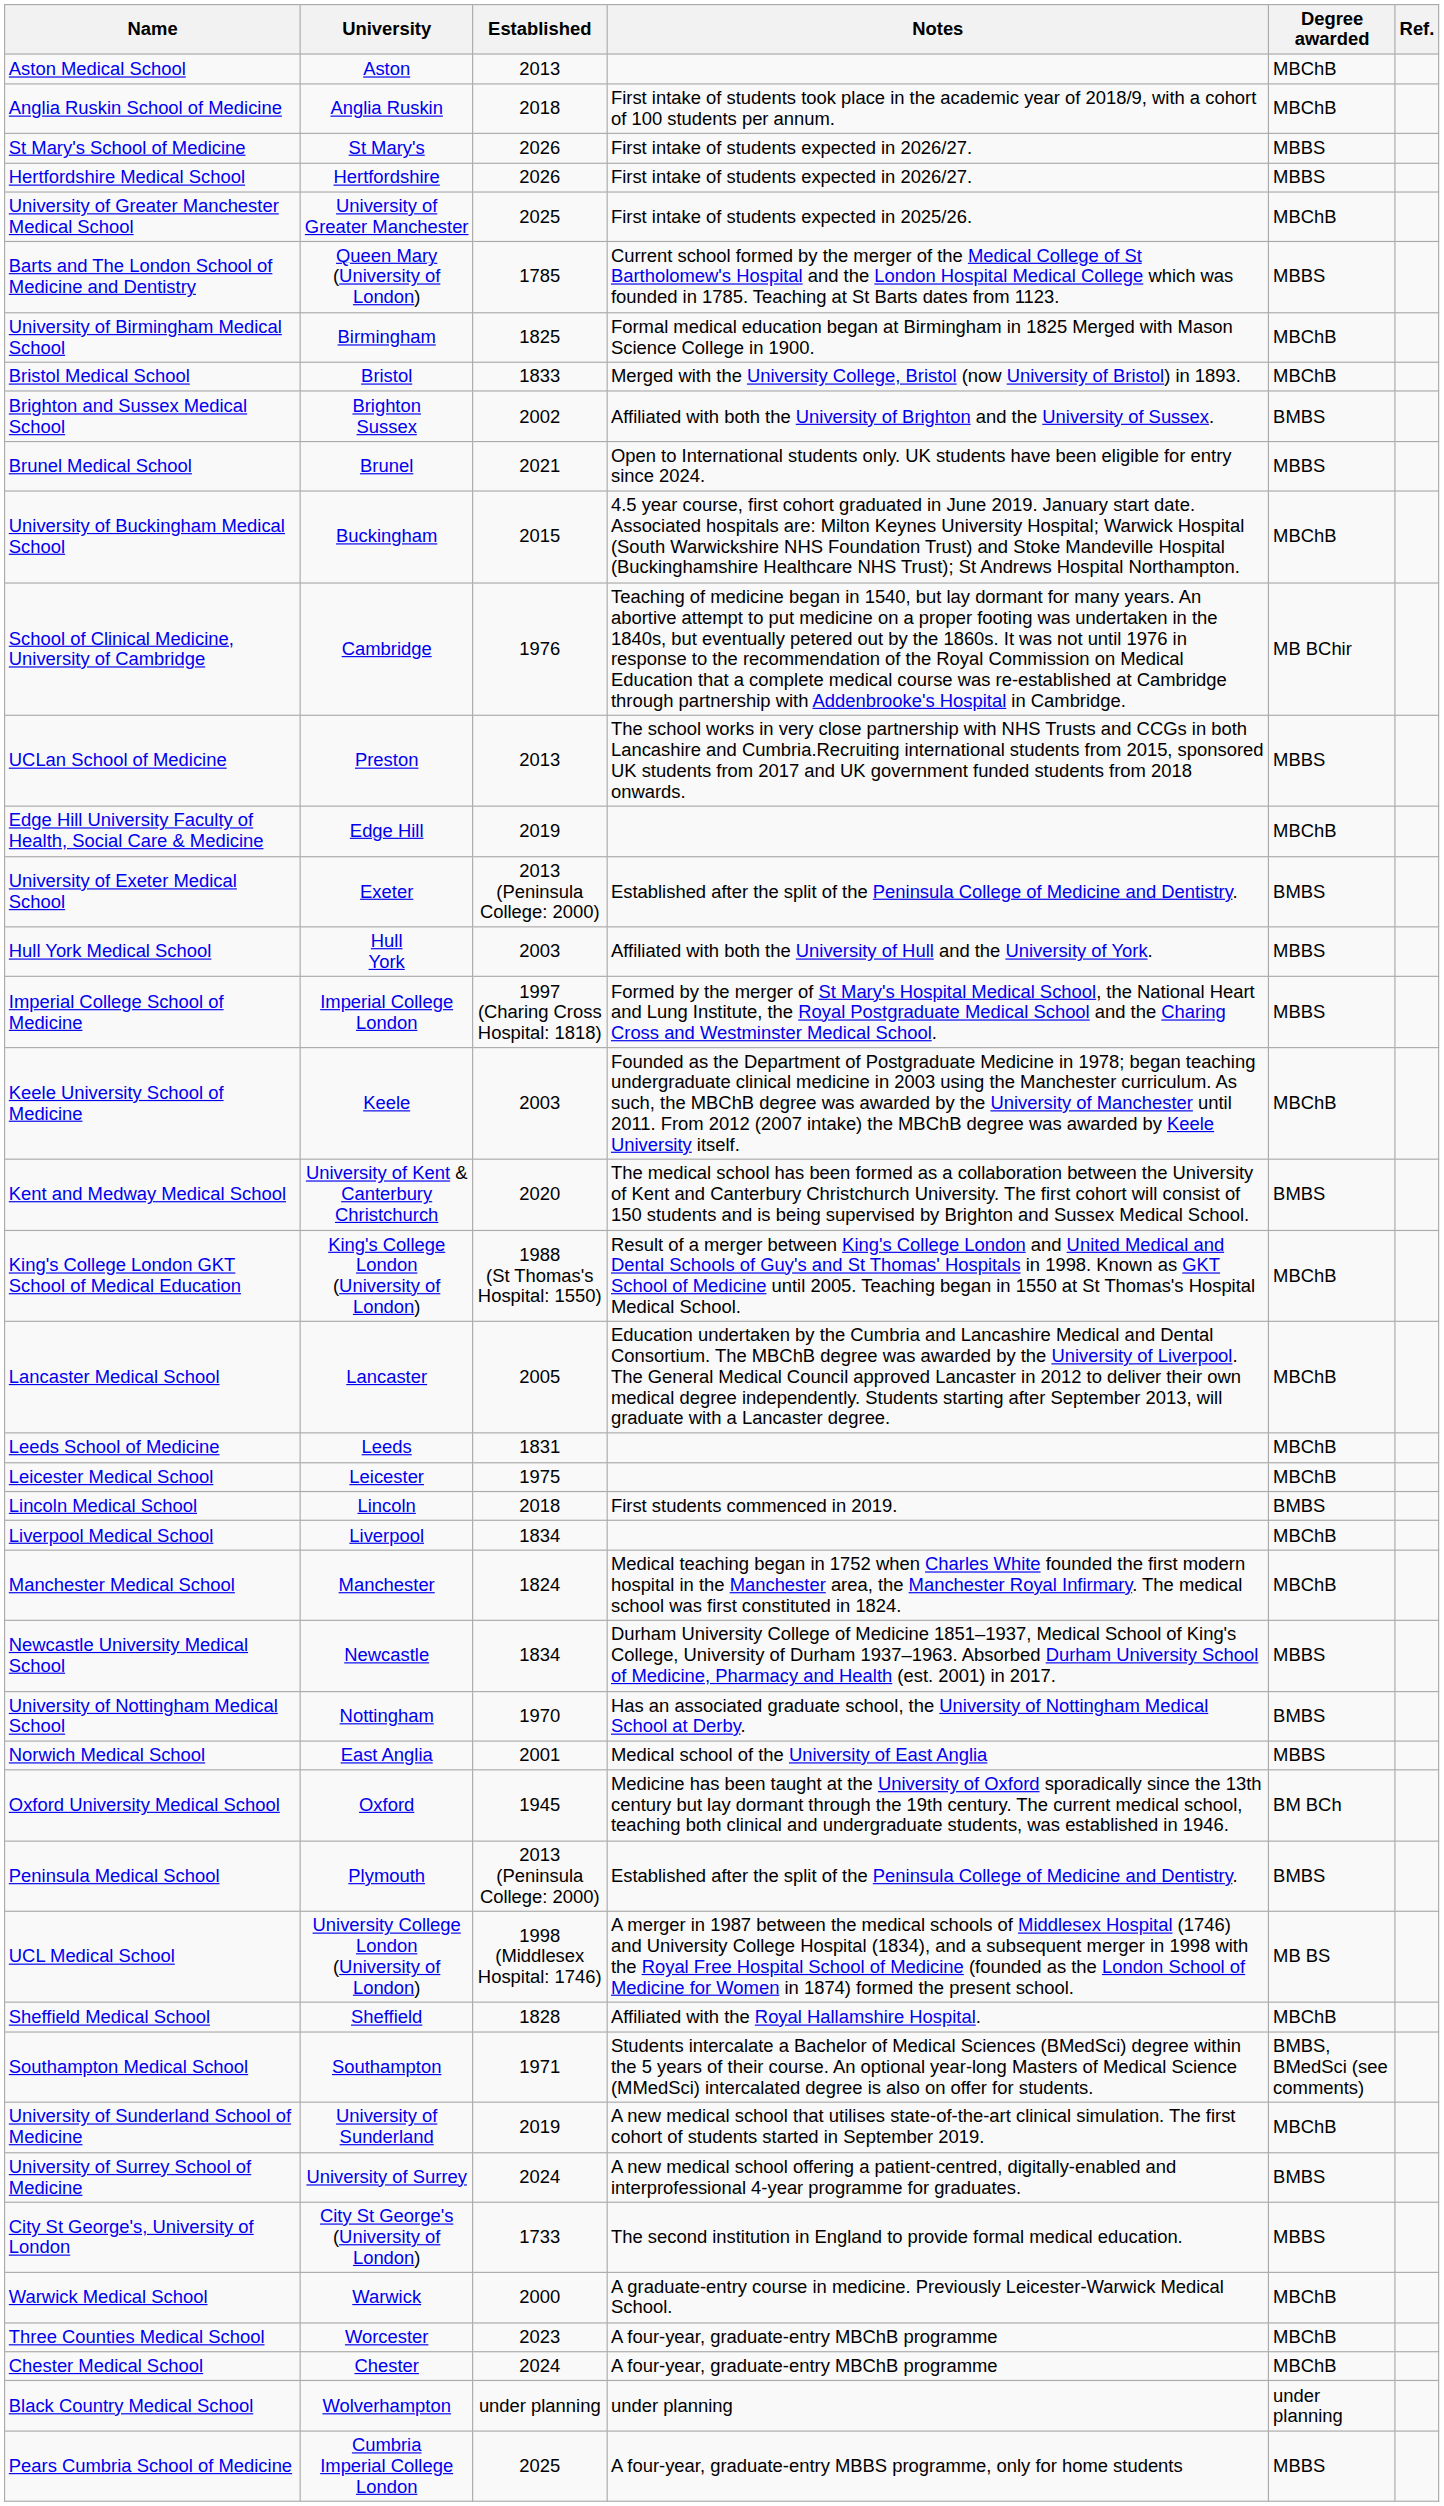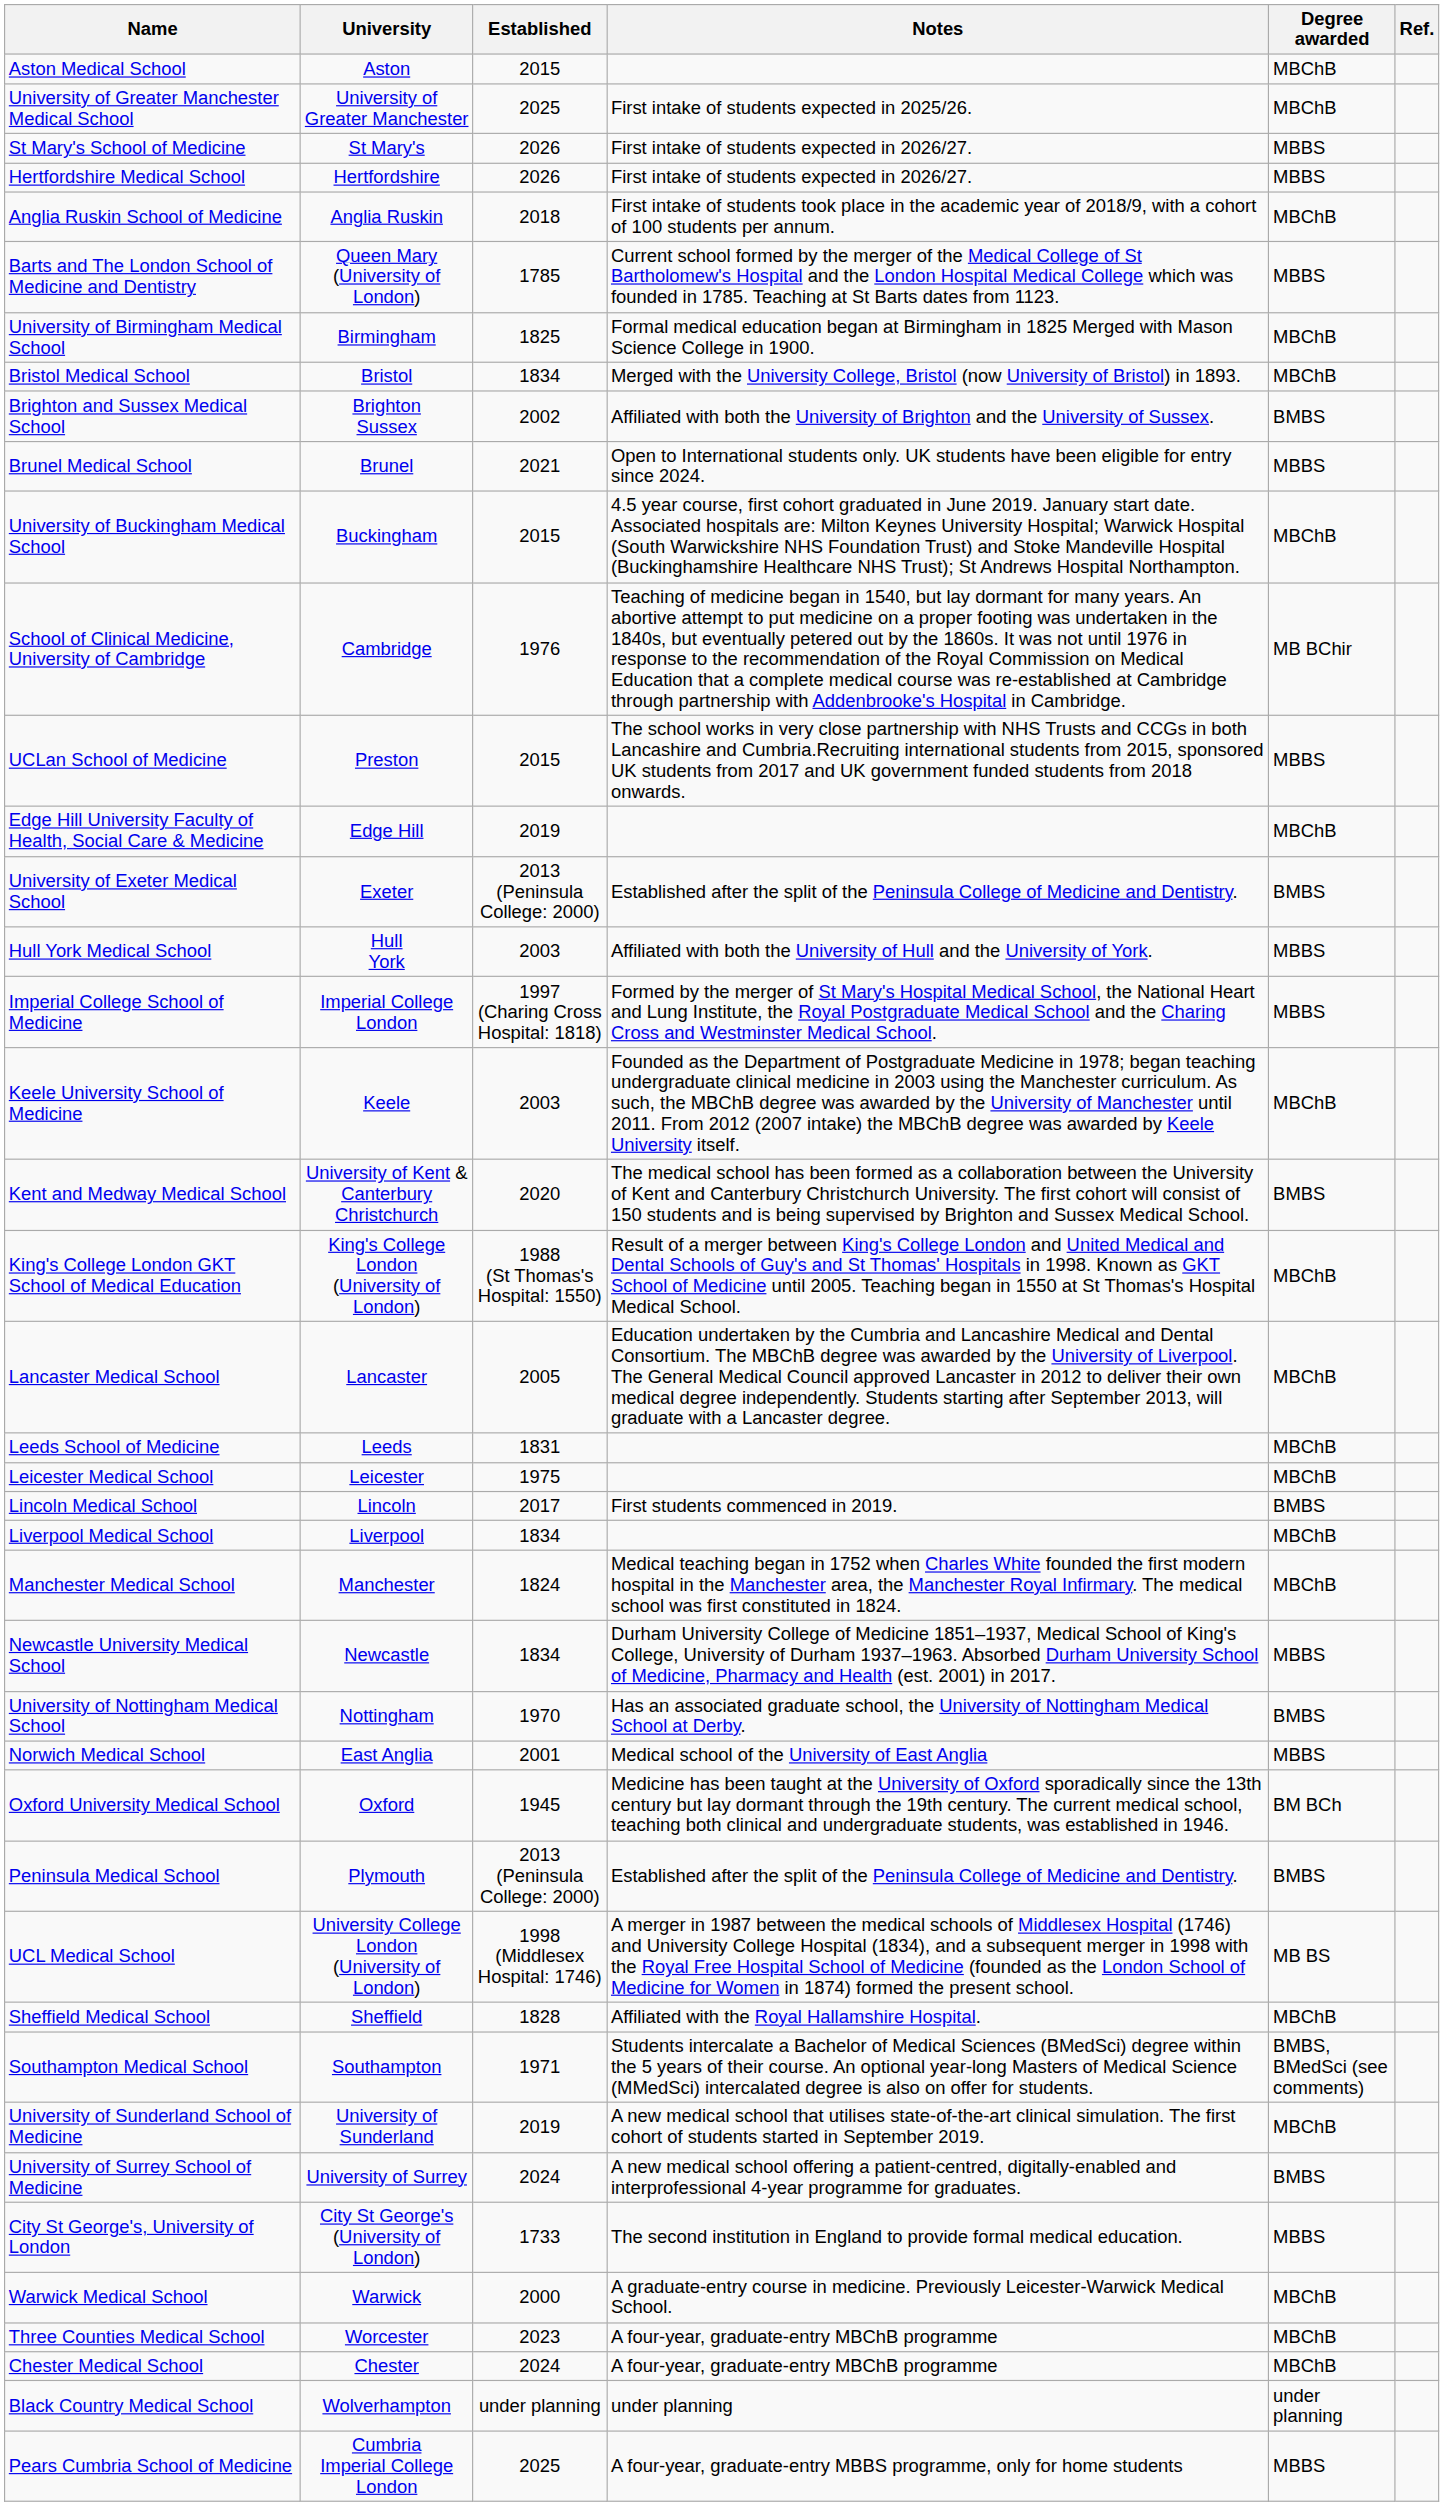(540, 68) 2013 -> (540, 68) 2015
rows swapped: (145, 108) <-> (144, 216)
(540, 376) 1833 -> (540, 376) 1834
(540, 760) 2013 -> (540, 760) 2015
(540, 1506) 2018 -> (540, 1506) 2017
